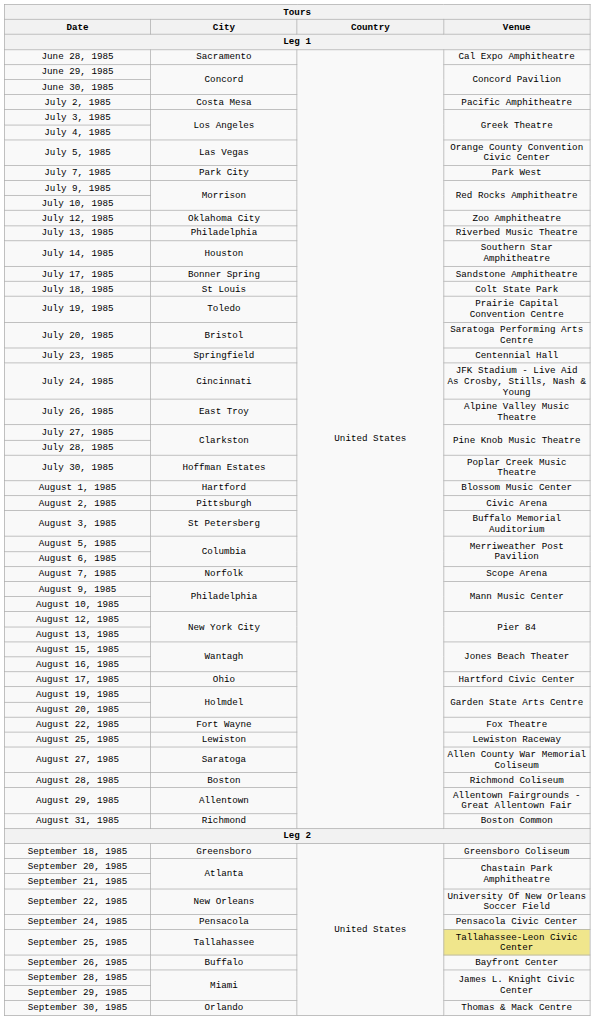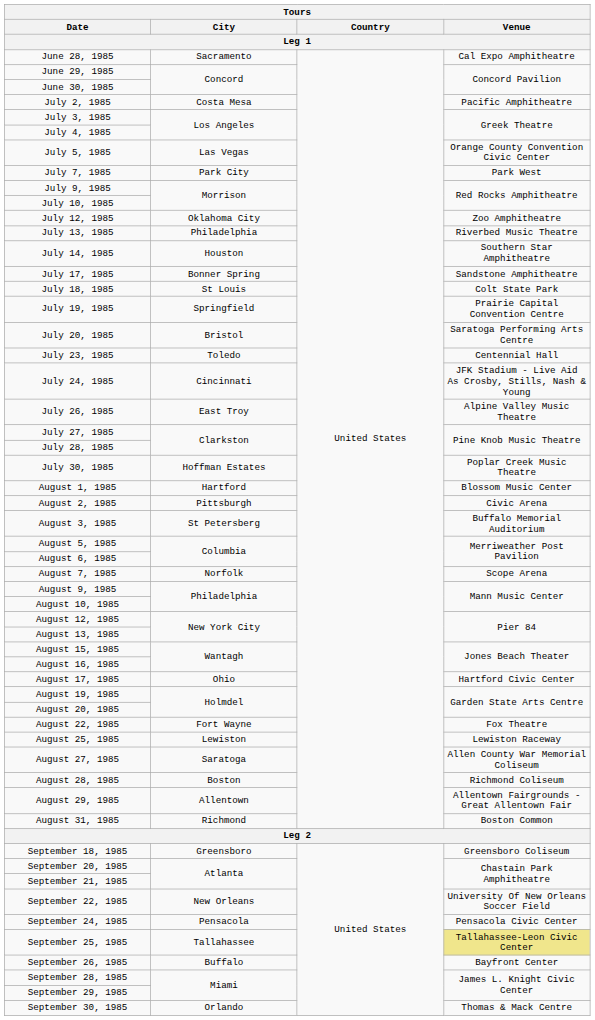(224, 309) Toledo -> (224, 309) Springfield
(224, 355) Springfield -> (224, 355) Toledo
